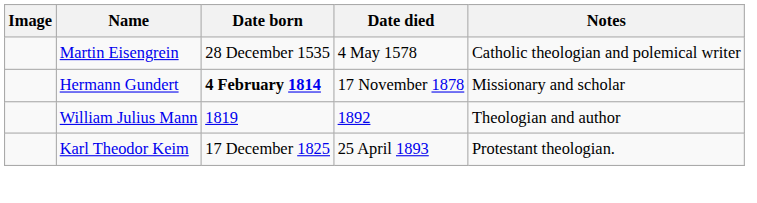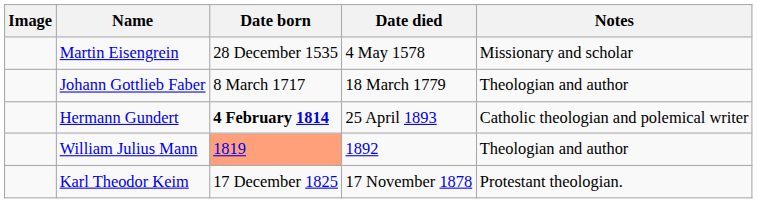(606, 52) Catholic theologian and polemical writer -> (556, 52) Missionary and scholar
+ row: (133, 84)
(401, 84) 17 November 1878 -> (391, 117) 25 April 1893
(548, 84) Missionary and scholar -> (614, 117) Catholic theologian and polemical writer
(222, 117) no background -> (230, 149) lightsalmon background
(383, 149) 25 April 1893 -> (409, 181) 17 November 1878
